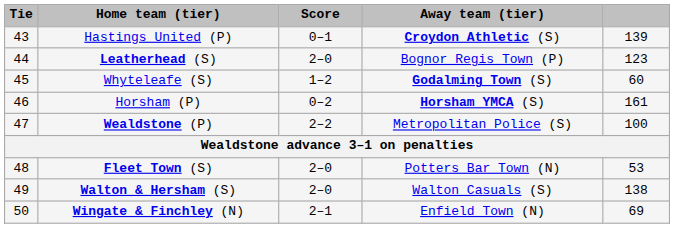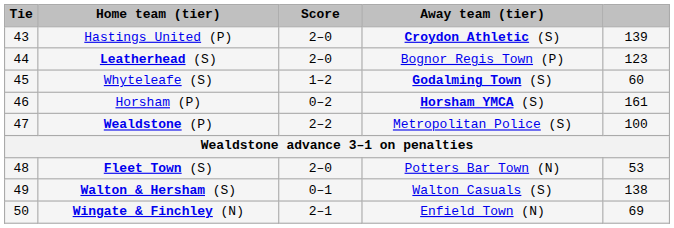(320, 37) 0–1 -> (320, 37) 2–0
(320, 190) 2–0 -> (320, 190) 0–1
